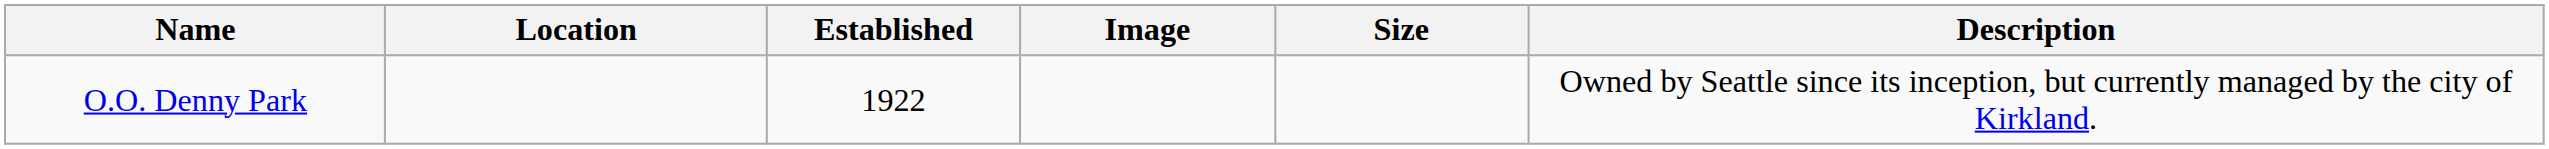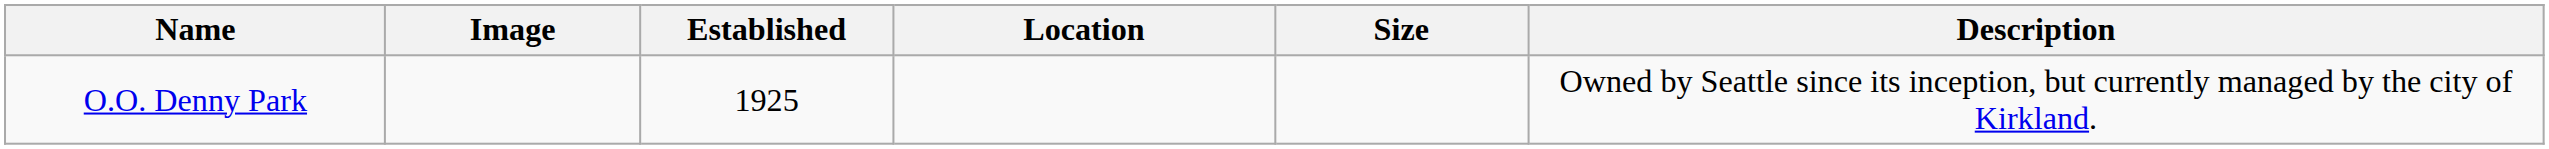columns swapped: (1147, 30) <-> (576, 30)
(894, 99) 1922 -> (767, 99) 1925
